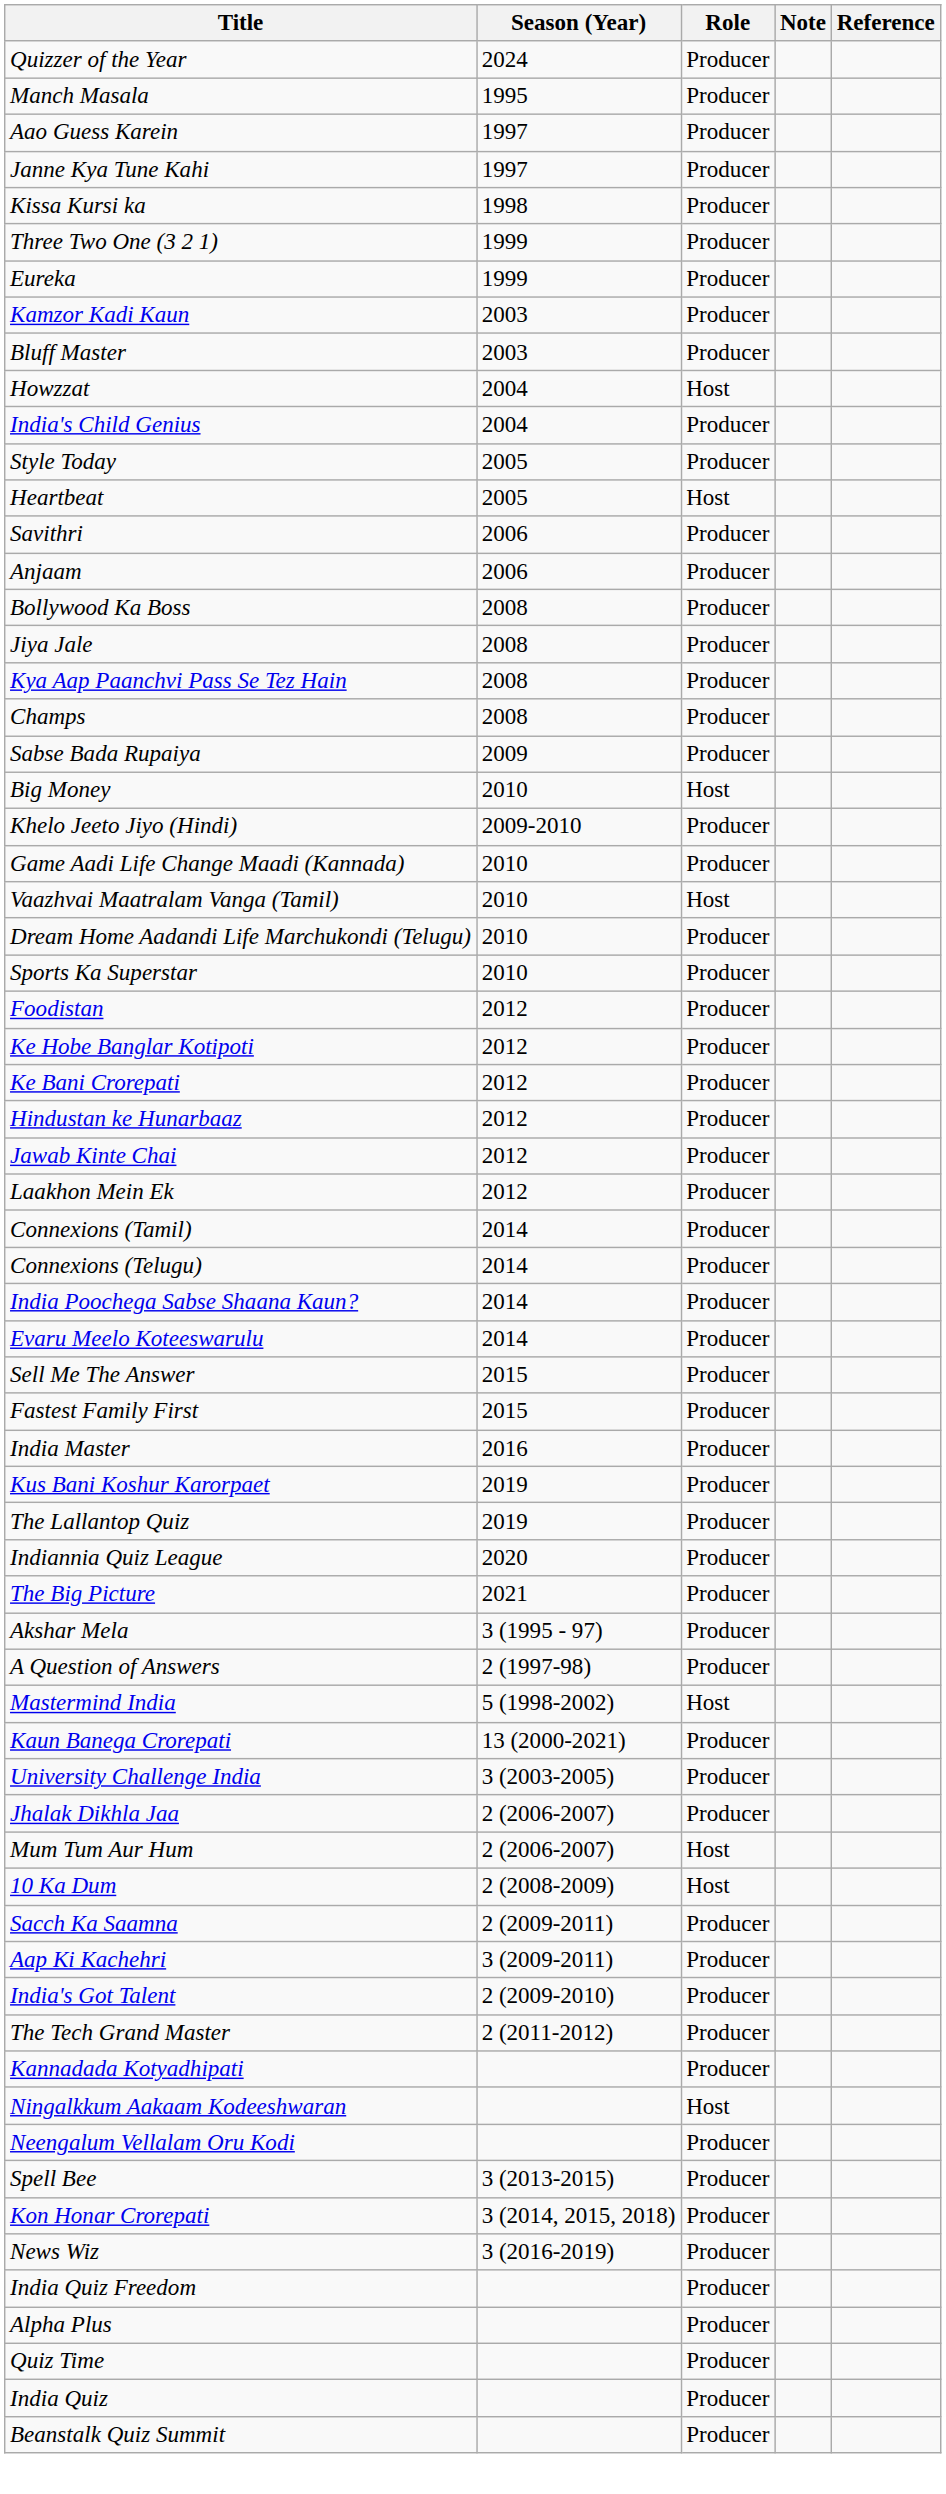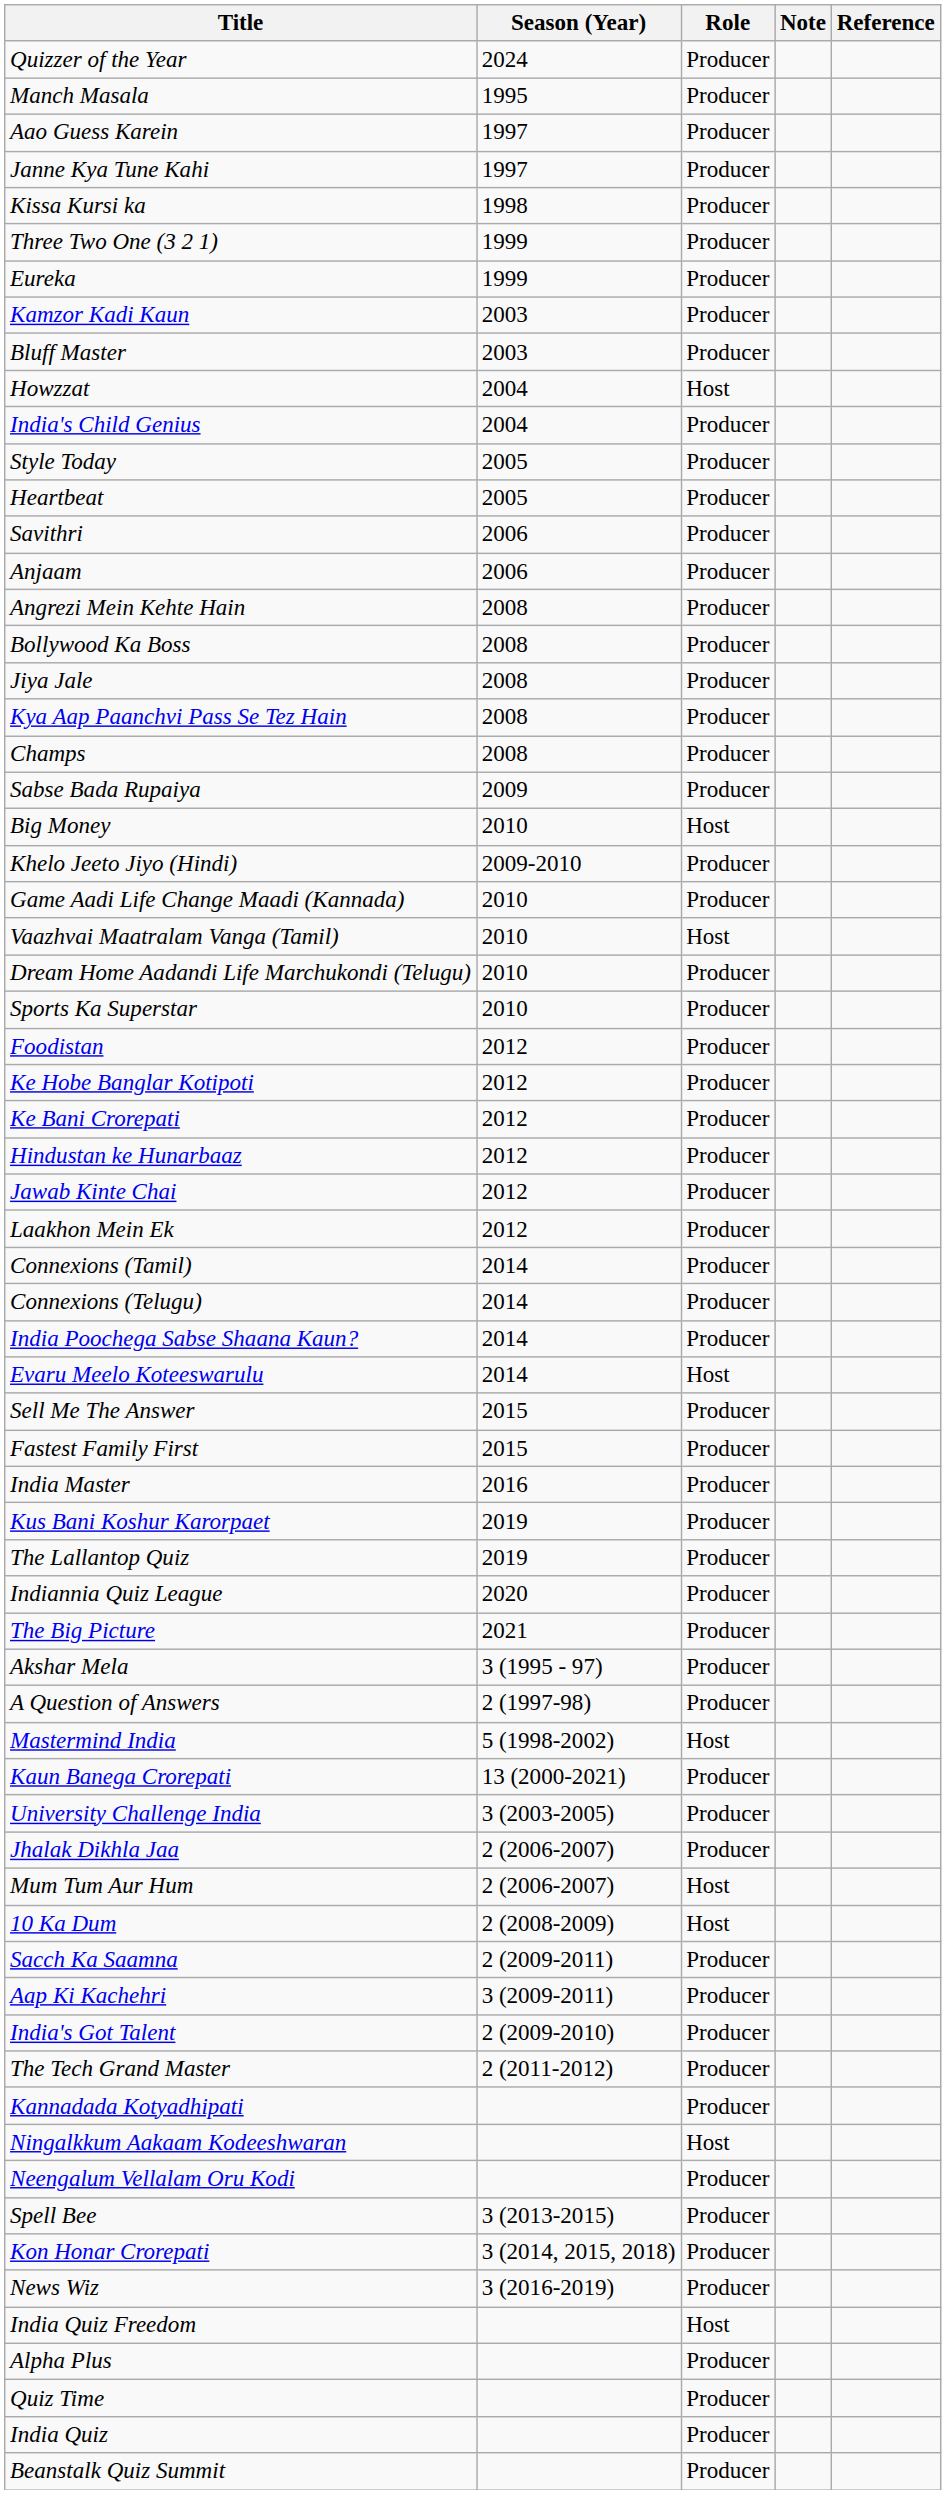(708, 497) Host -> (728, 497) Producer
+ row: (128, 607)
(728, 1338) Producer -> (708, 1374) Host
(728, 2288) Producer -> (708, 2324) Host
